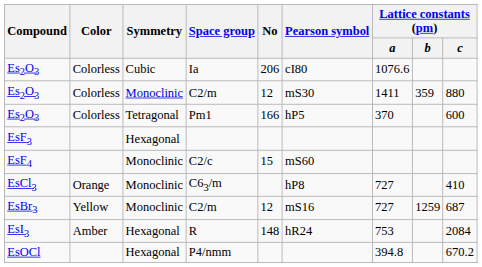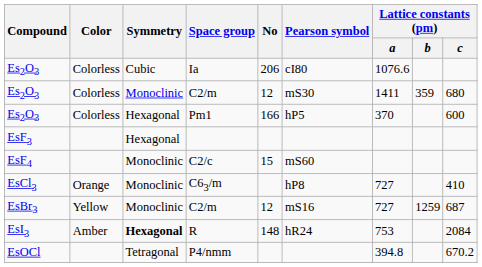(455, 92) 880 -> (455, 92) 680
(152, 115) Tetragonal -> (153, 115) Hexagonal
(153, 231) normal -> (154, 231) bold
(153, 252) Hexagonal -> (152, 252) Tetragonal
